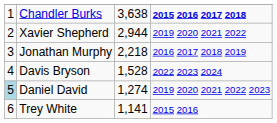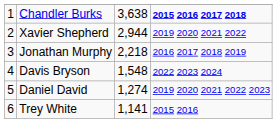(133, 71) 1,528 -> (133, 71) 1,548
(10, 90) lightblue background -> (10, 90) no background
